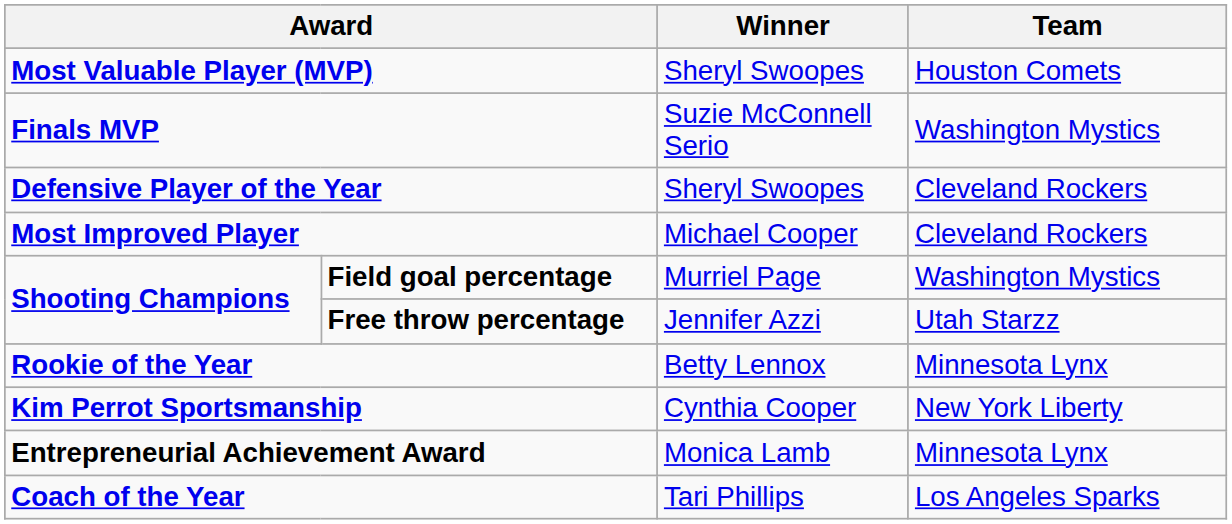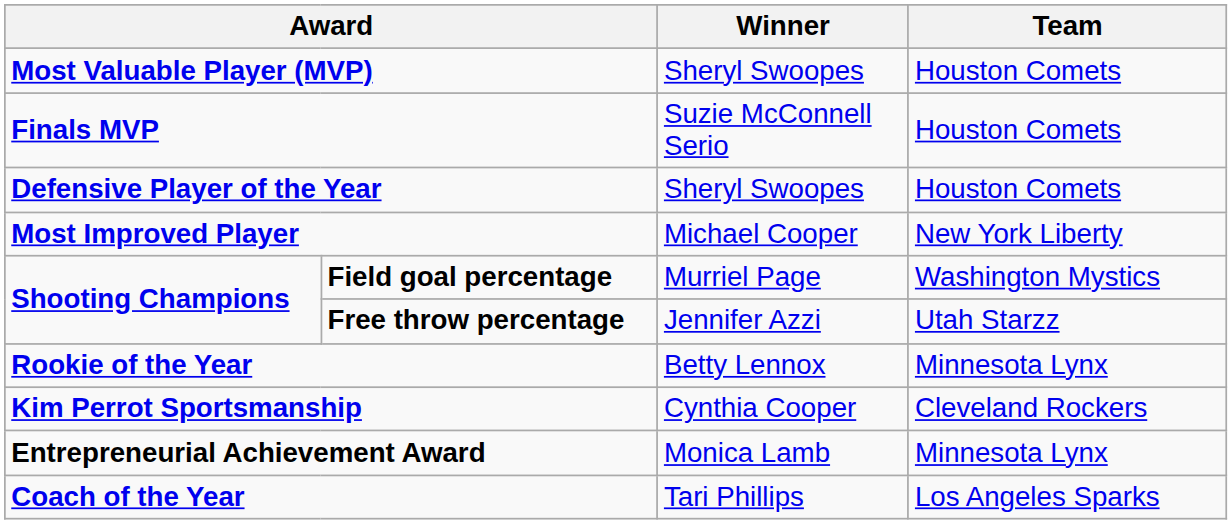(1037, 129) Washington Mystics -> (1018, 129) Houston Comets
(1031, 189) Cleveland Rockers -> (1018, 189) Houston Comets
(1031, 233) Cleveland Rockers -> (1019, 233) New York Liberty
(1019, 408) New York Liberty -> (1031, 408) Cleveland Rockers
